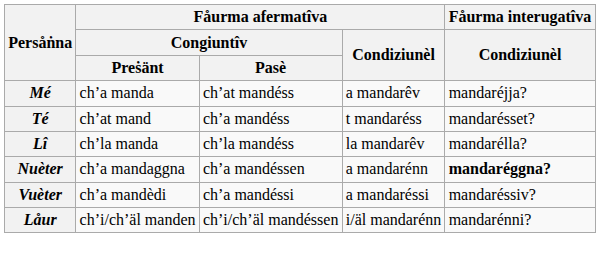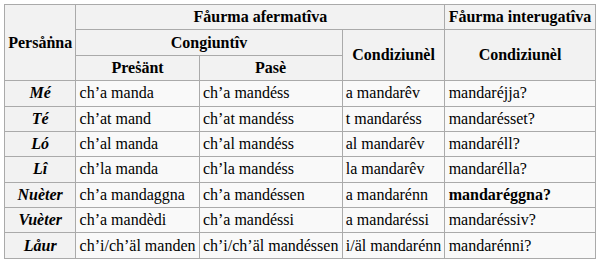(248, 93) ch’at mandéss -> (246, 93) ch’a mandéss
(246, 118) ch’a mandéss -> (248, 118) ch’at mandéss
+ row: (40, 144)
